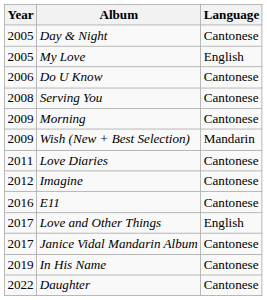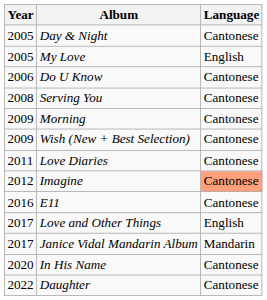(229, 139) Mandarin -> (231, 139) Cantonese
(231, 181) no background -> (231, 181) lightsalmon background
(231, 243) Cantonese -> (229, 243) Mandarin
(21, 264) 2019 -> (21, 264) 2020
